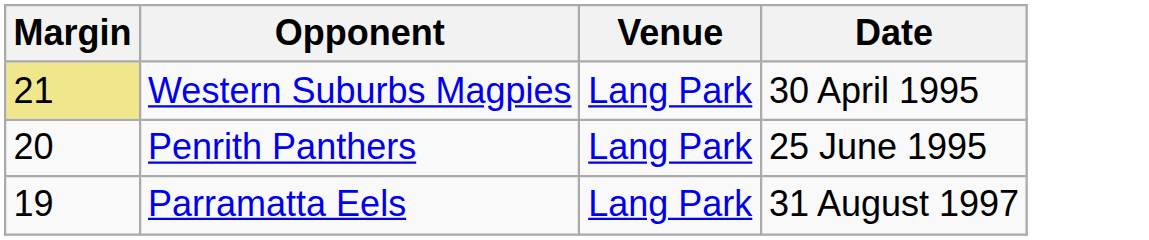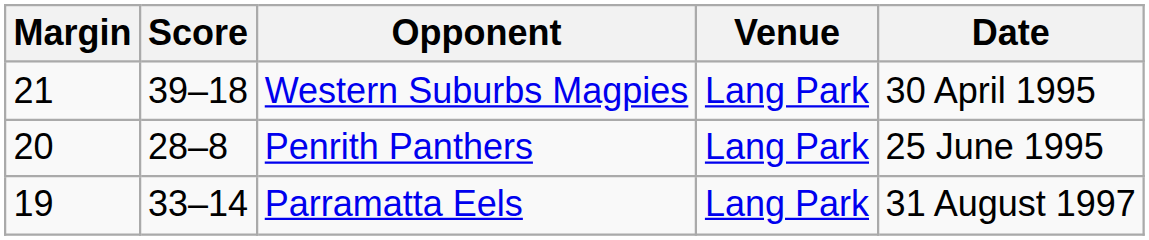+ column: (198, 33)
(33, 90) khaki background -> (33, 90) no background
